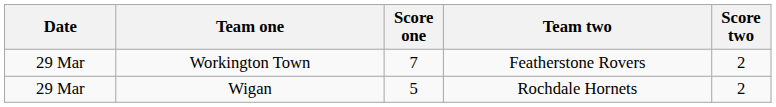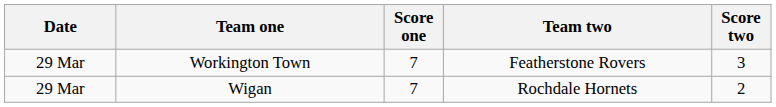(741, 62) 2 -> (741, 62) 3
(414, 89) 5 -> (414, 89) 7
